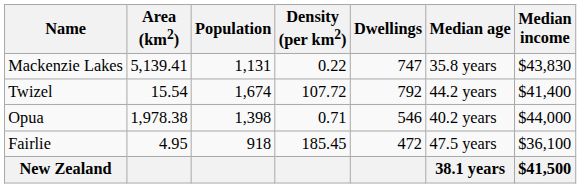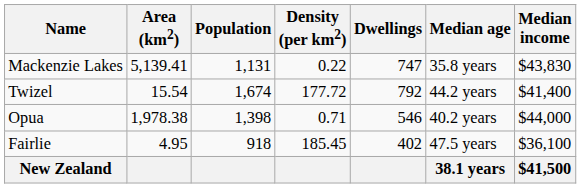(324, 91) 107.72 -> (324, 91) 177.72
(410, 143) 472 -> (410, 143) 402
